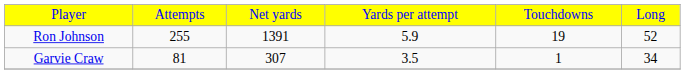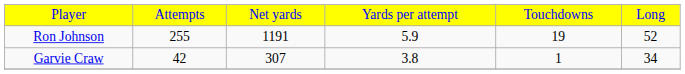(275, 36) 1391 -> (275, 36) 1191
(180, 58) 81 -> (180, 58) 42
(410, 58) 3.5 -> (410, 58) 3.8
